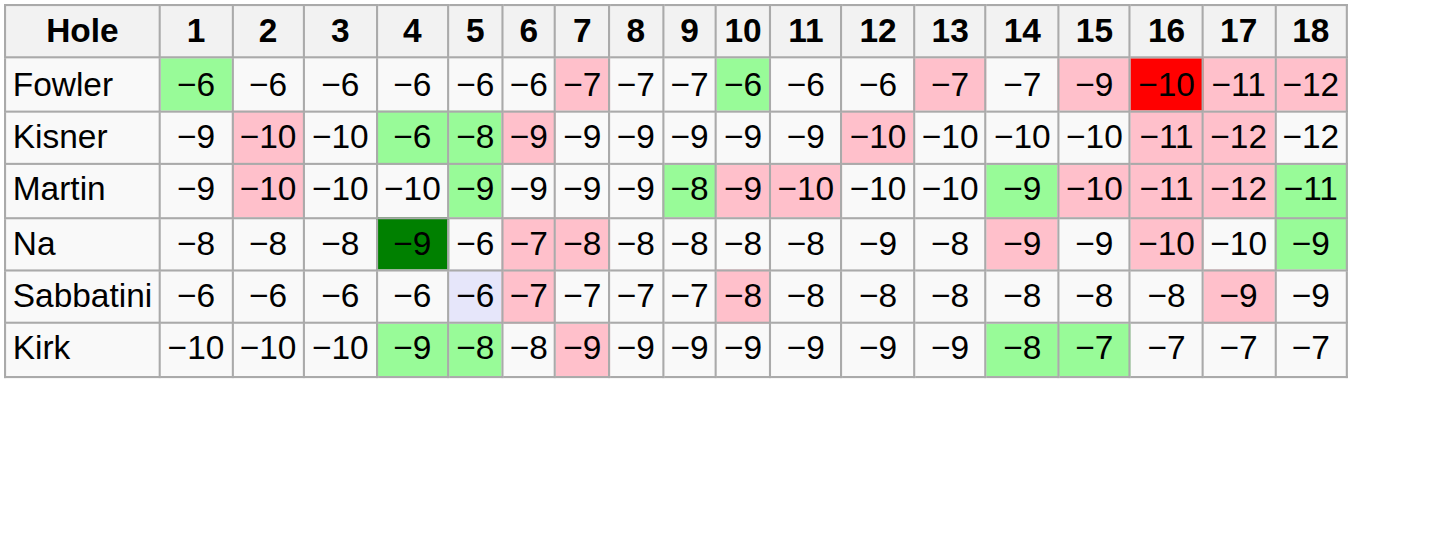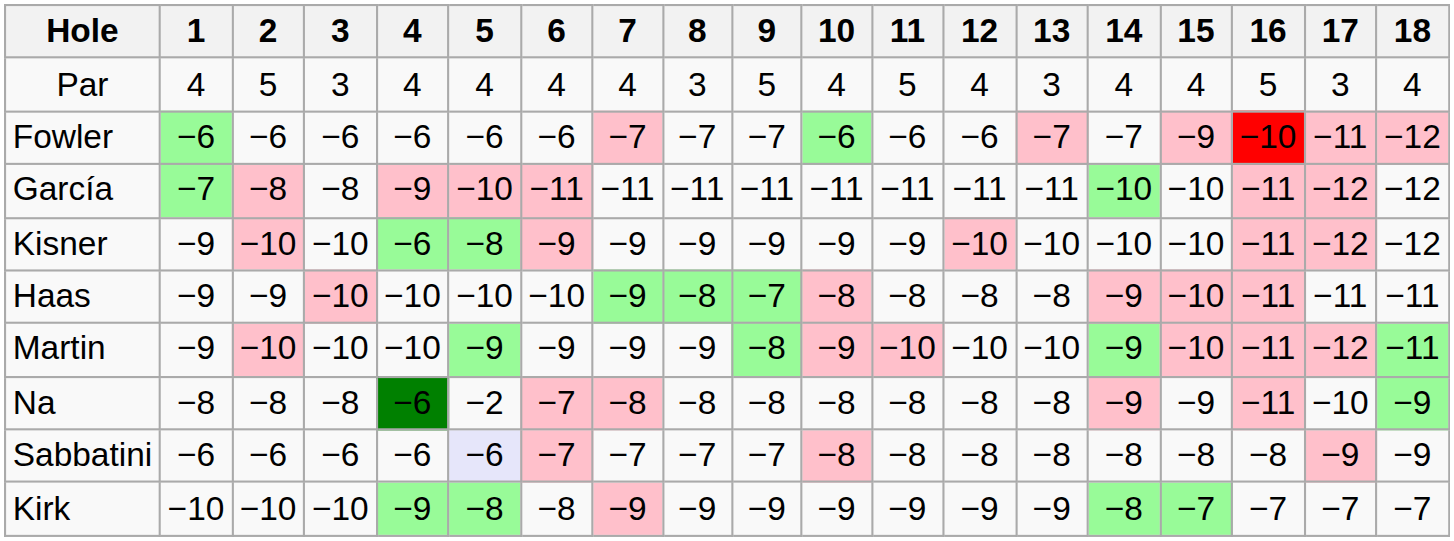+ row: (82, 84)
+ row: (63, 190)
+ row: (52, 296)
(412, 243) −9 -> (412, 402) −6
(475, 243) −6 -> (485, 402) −2
(878, 243) −9 -> (980, 402) −8
(1167, 243) −10 -> (1268, 402) −11
